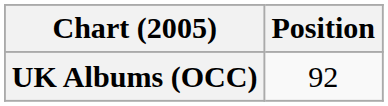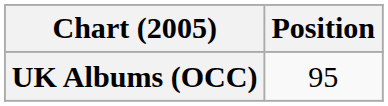(323, 76) 92 -> (323, 76) 95
